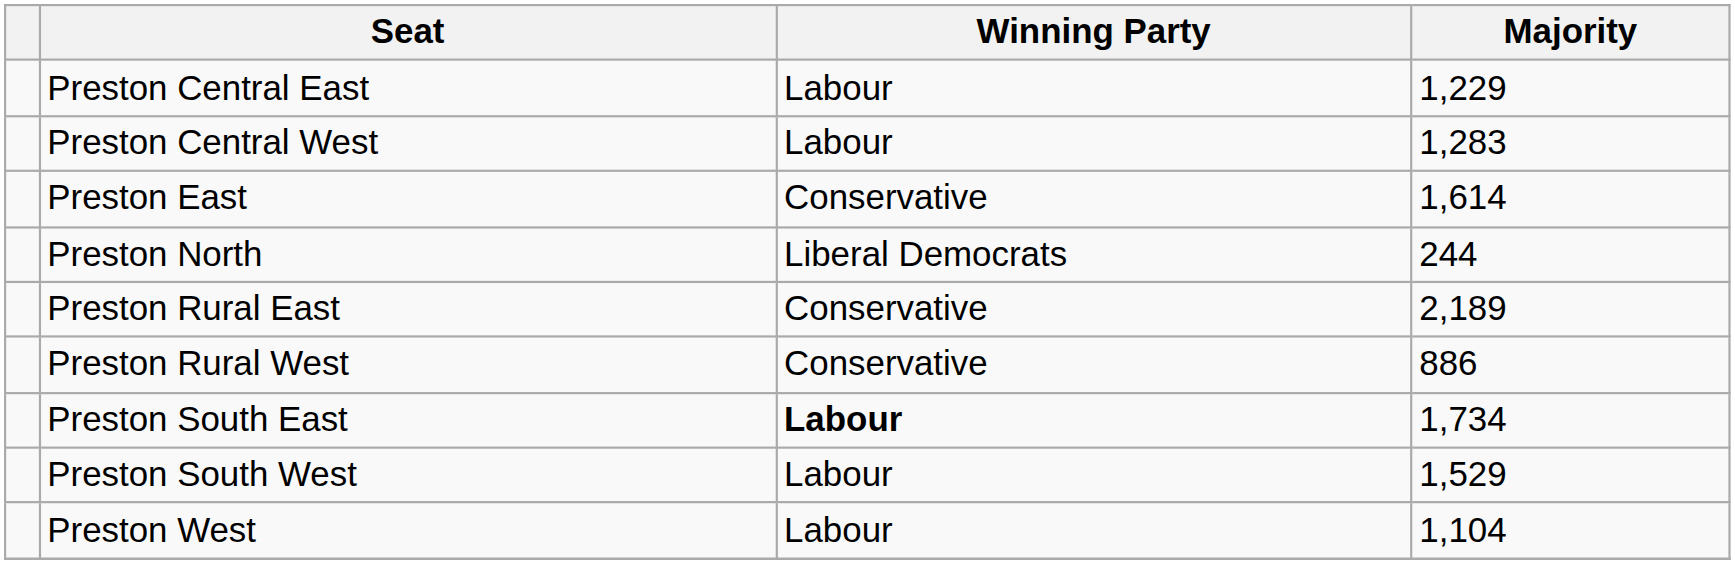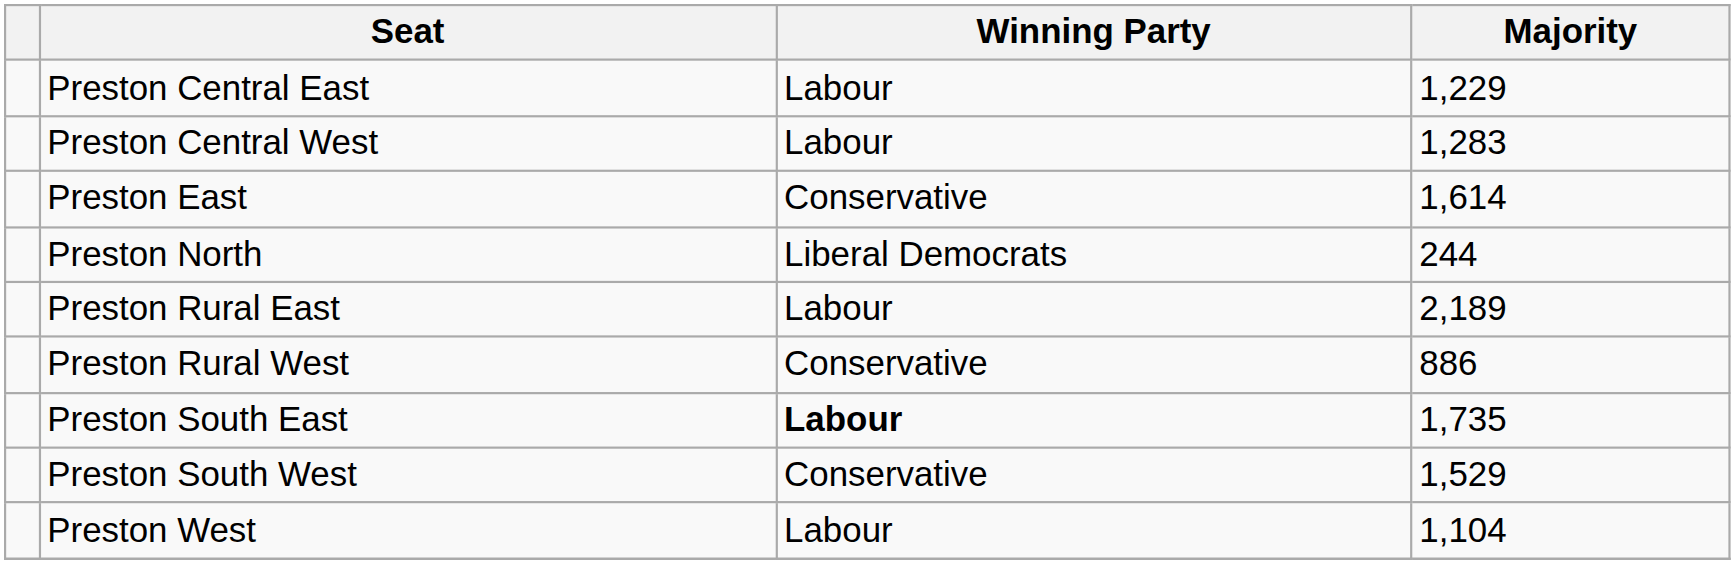(886, 308) Conservative -> (838, 308) Labour
(1463, 419) 1,734 -> (1463, 419) 1,735
(838, 474) Labour -> (886, 474) Conservative
